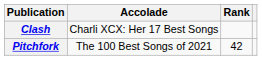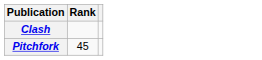- column: (144, 13)
(237, 47) 42 -> (83, 47) 45
